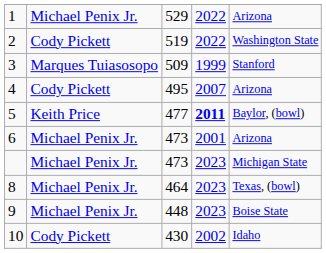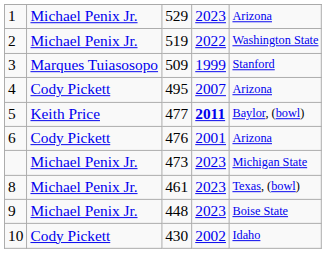(211, 16) 2022 -> (211, 16) 2023
(70, 41) Cody Pickett -> (84, 41) Michael Penix Jr.
(84, 138) Michael Penix Jr. -> (70, 138) Cody Pickett
(177, 138) 473 -> (177, 138) 476
(177, 187) 464 -> (177, 187) 461
